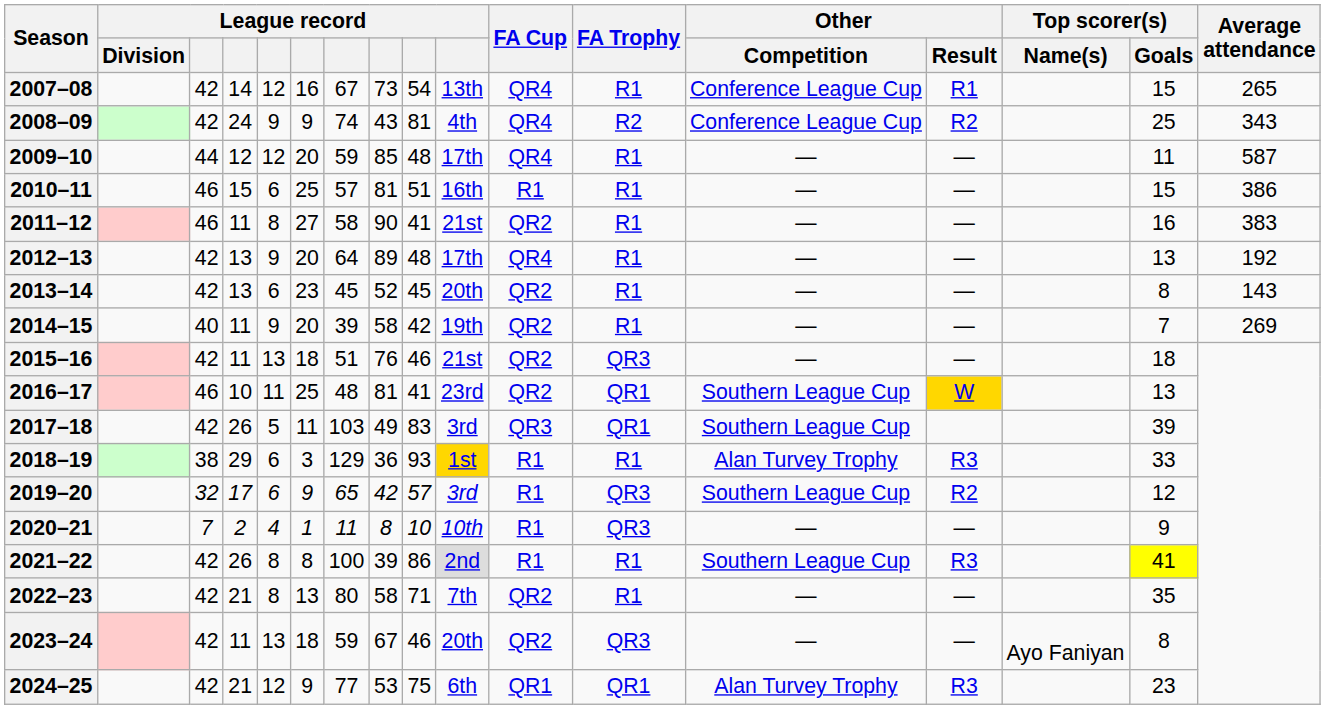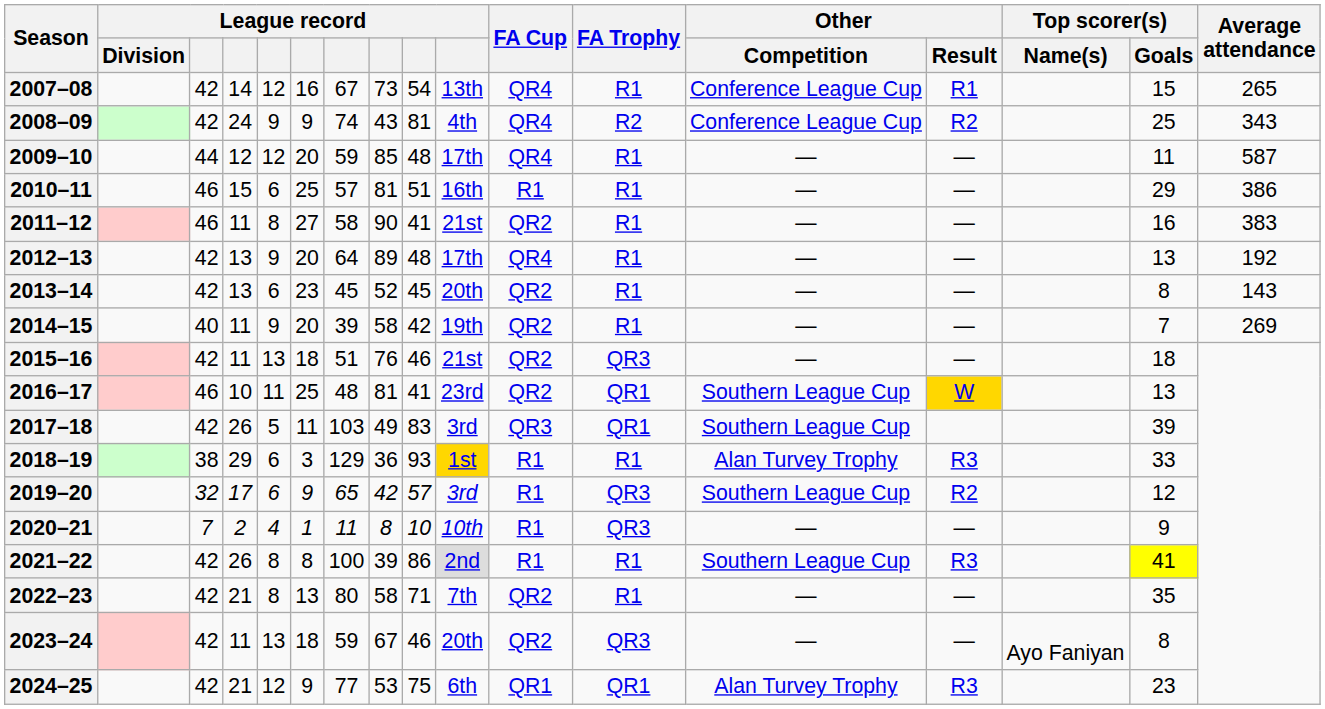(1164, 190) 15 -> (1164, 190) 29
